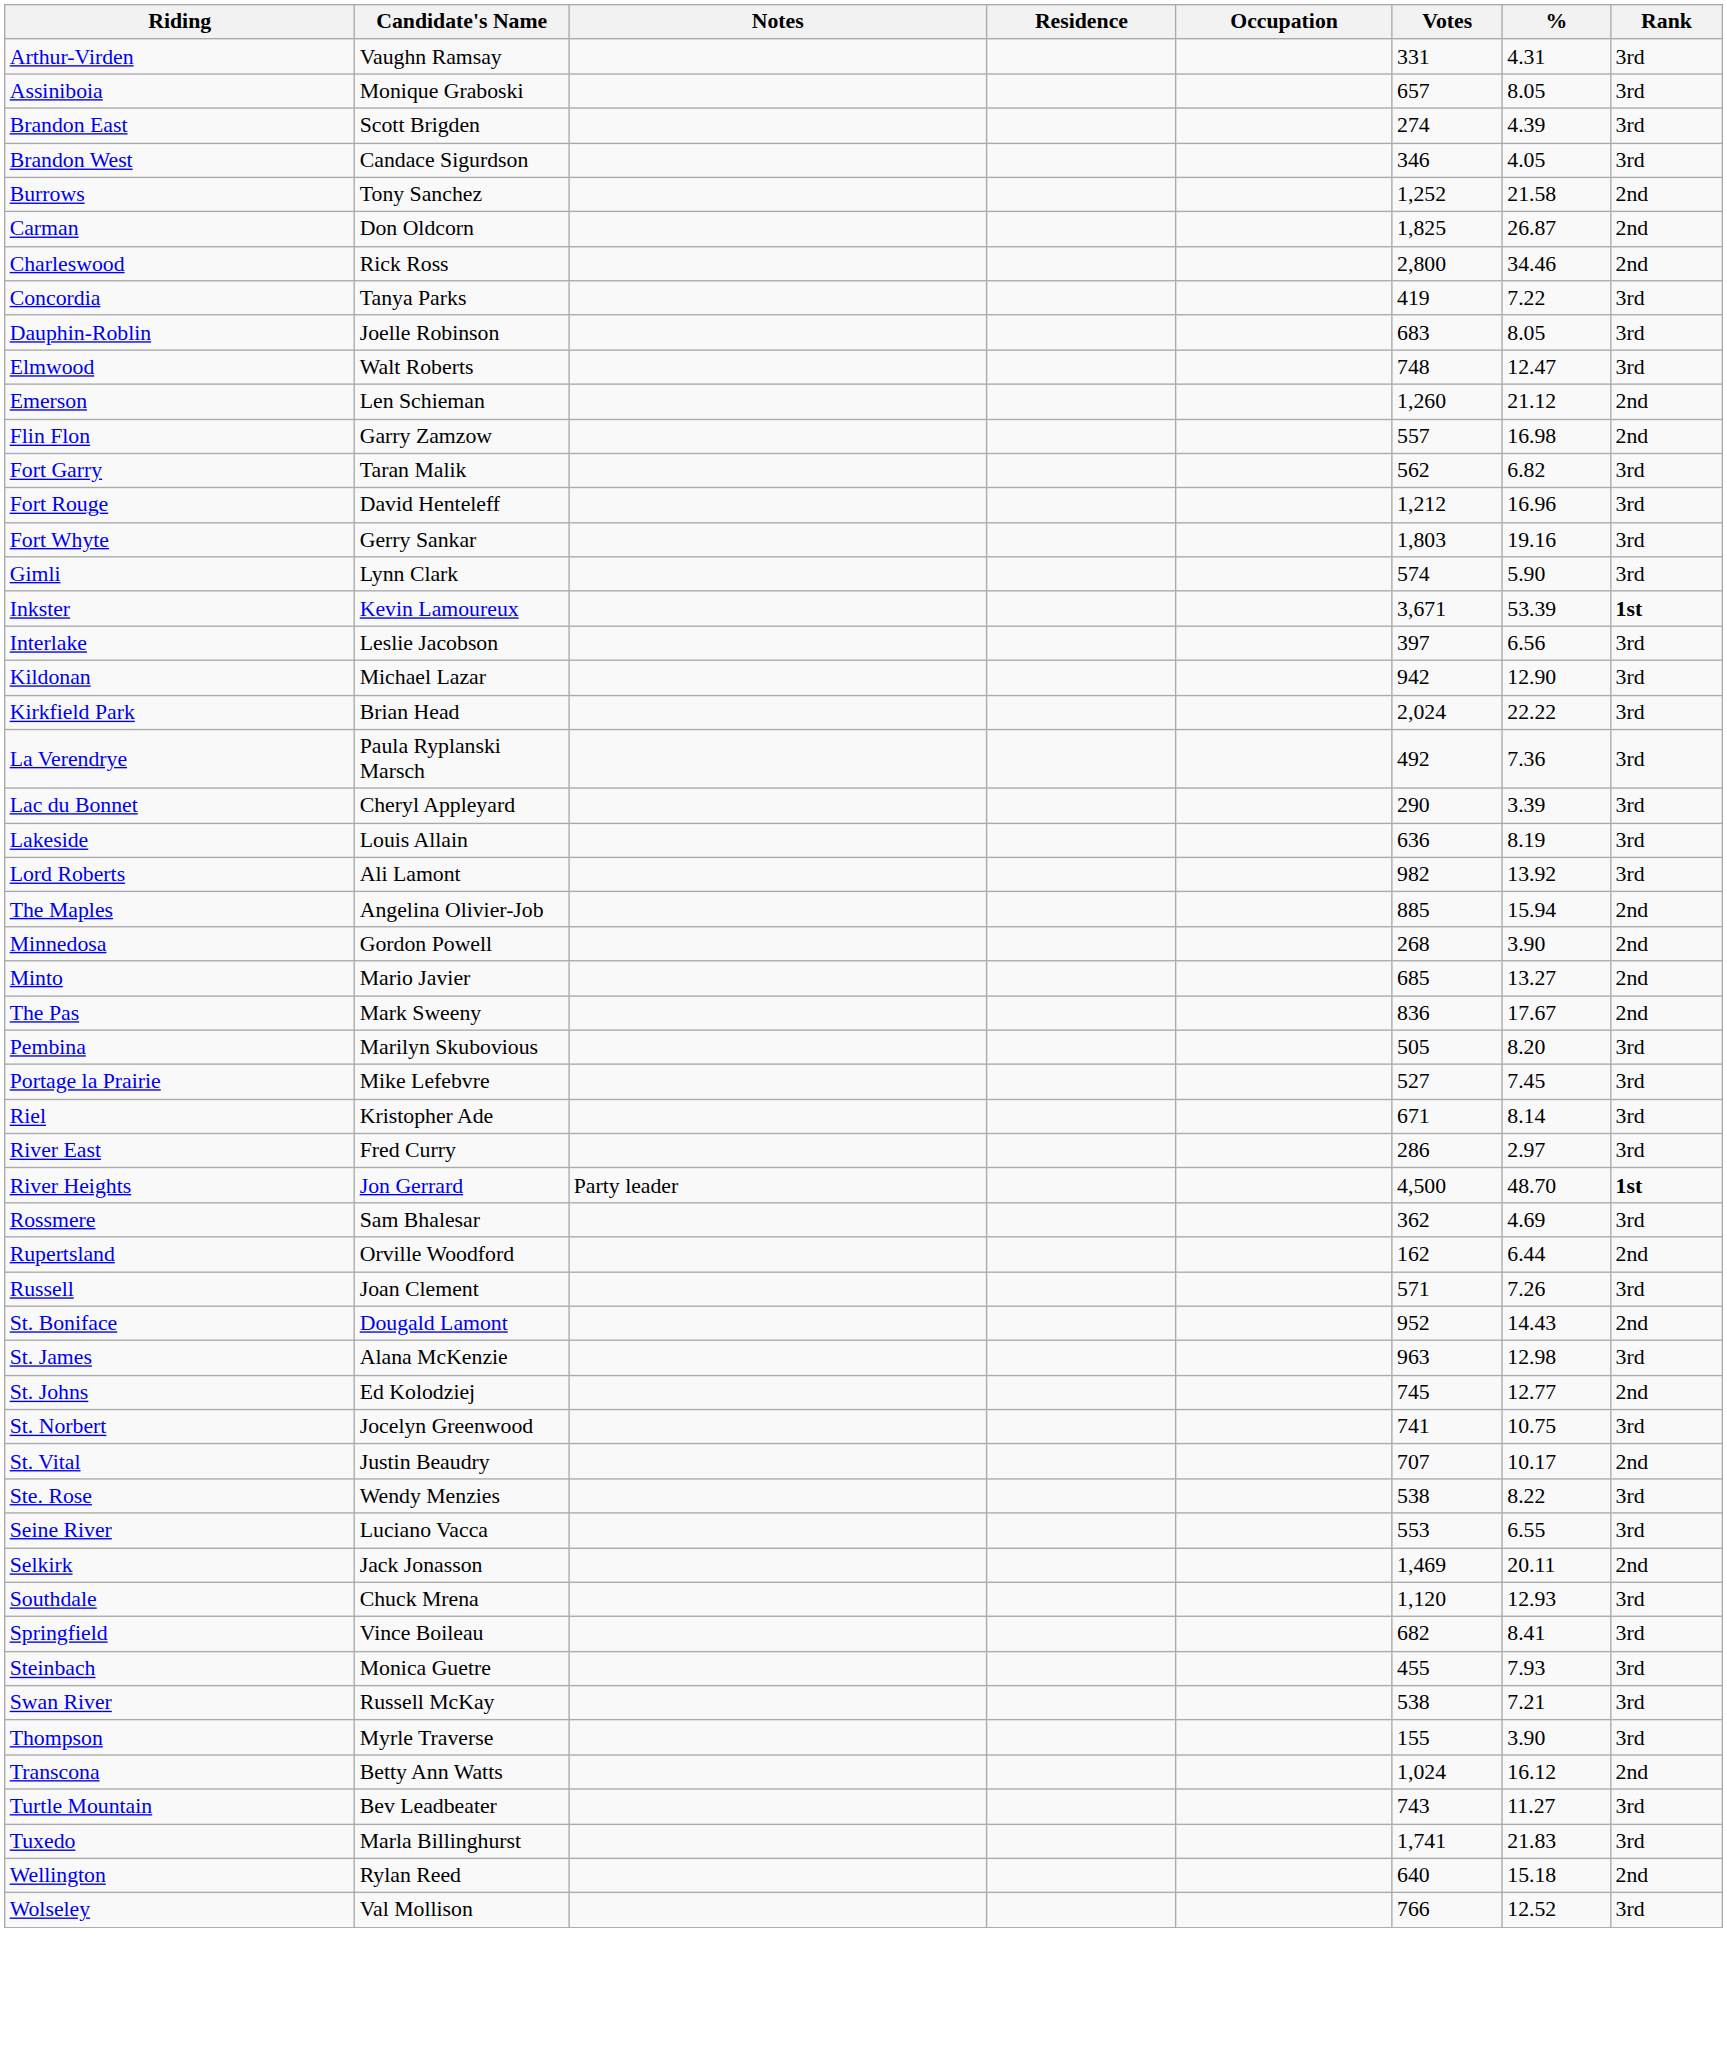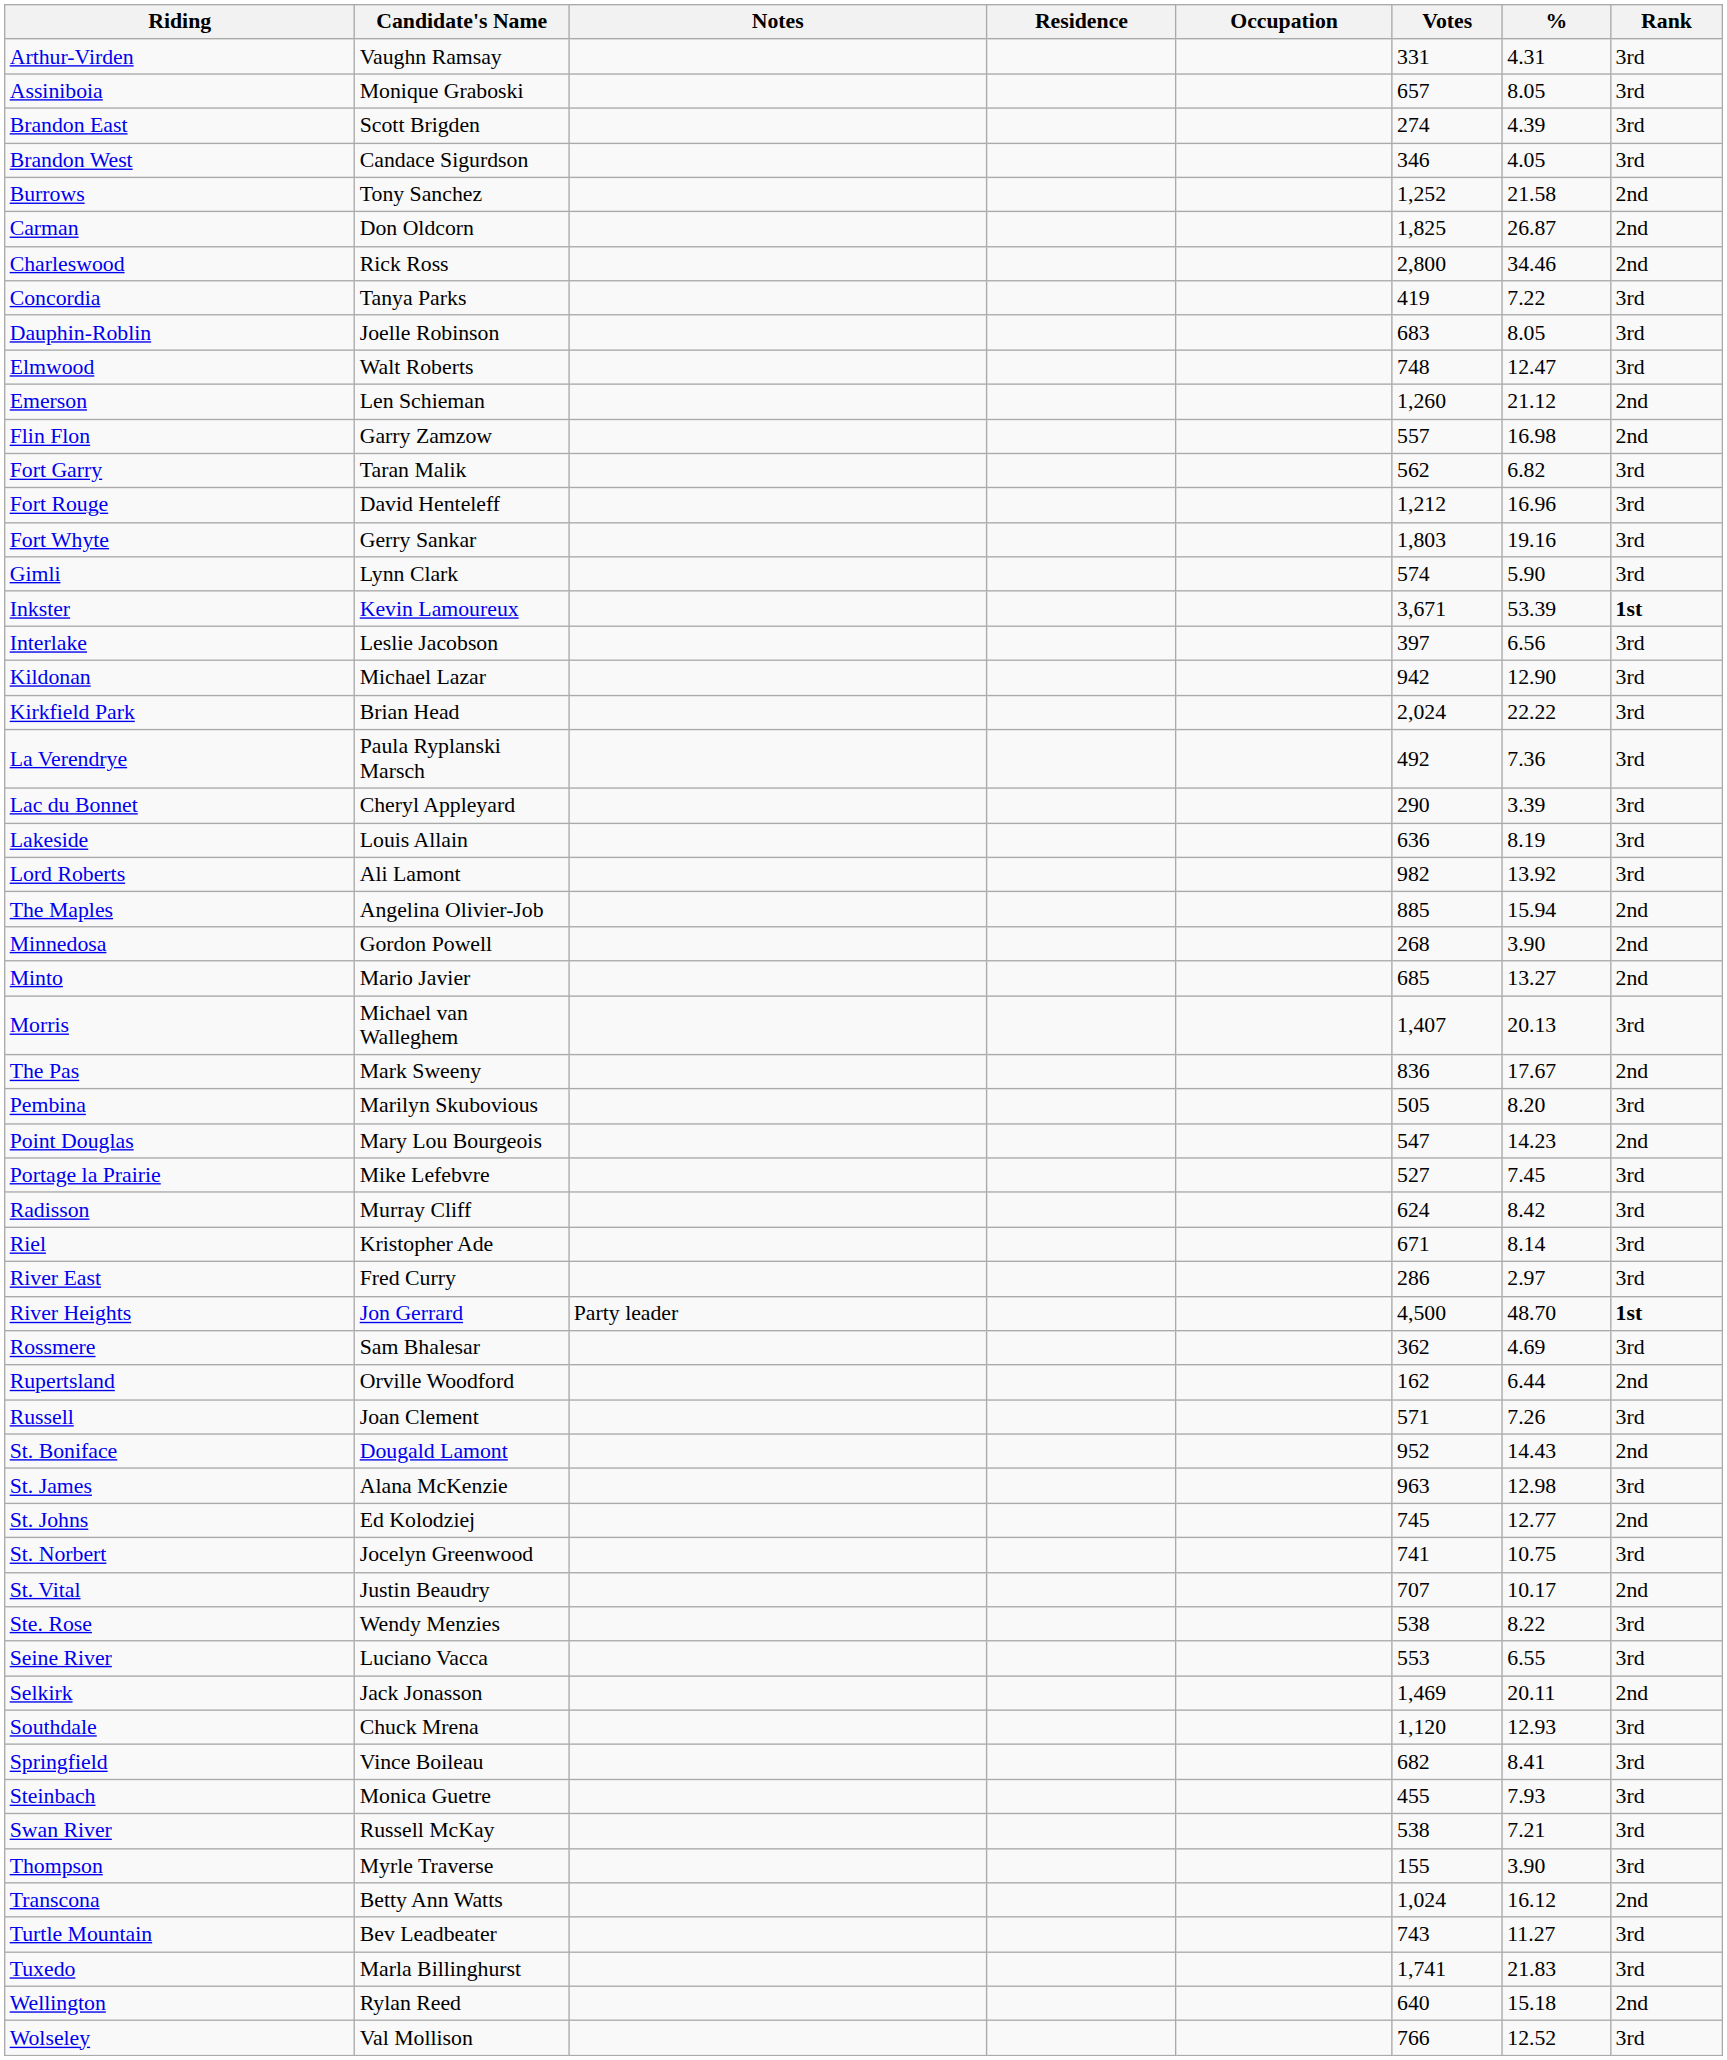+ row: (39, 1024)
+ row: (72, 1140)
+ row: (50, 1209)
